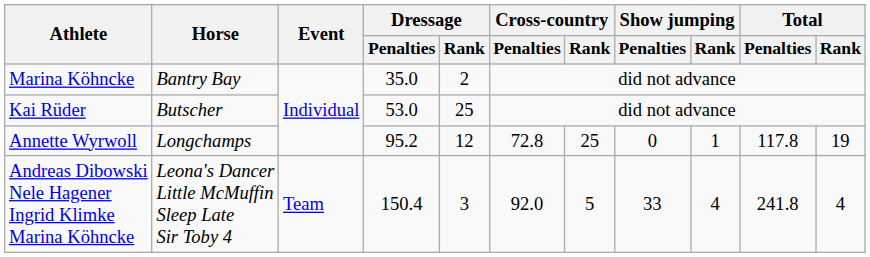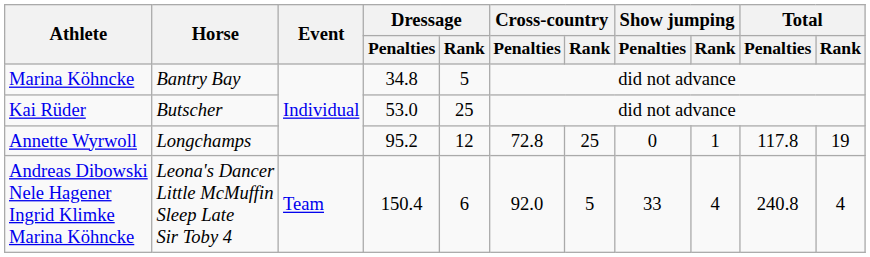(402, 79) 35.0 -> (402, 79) 34.8
(464, 79) 2 -> (464, 79) 5
(464, 204) 3 -> (464, 204) 6
(778, 204) 241.8 -> (778, 204) 240.8
